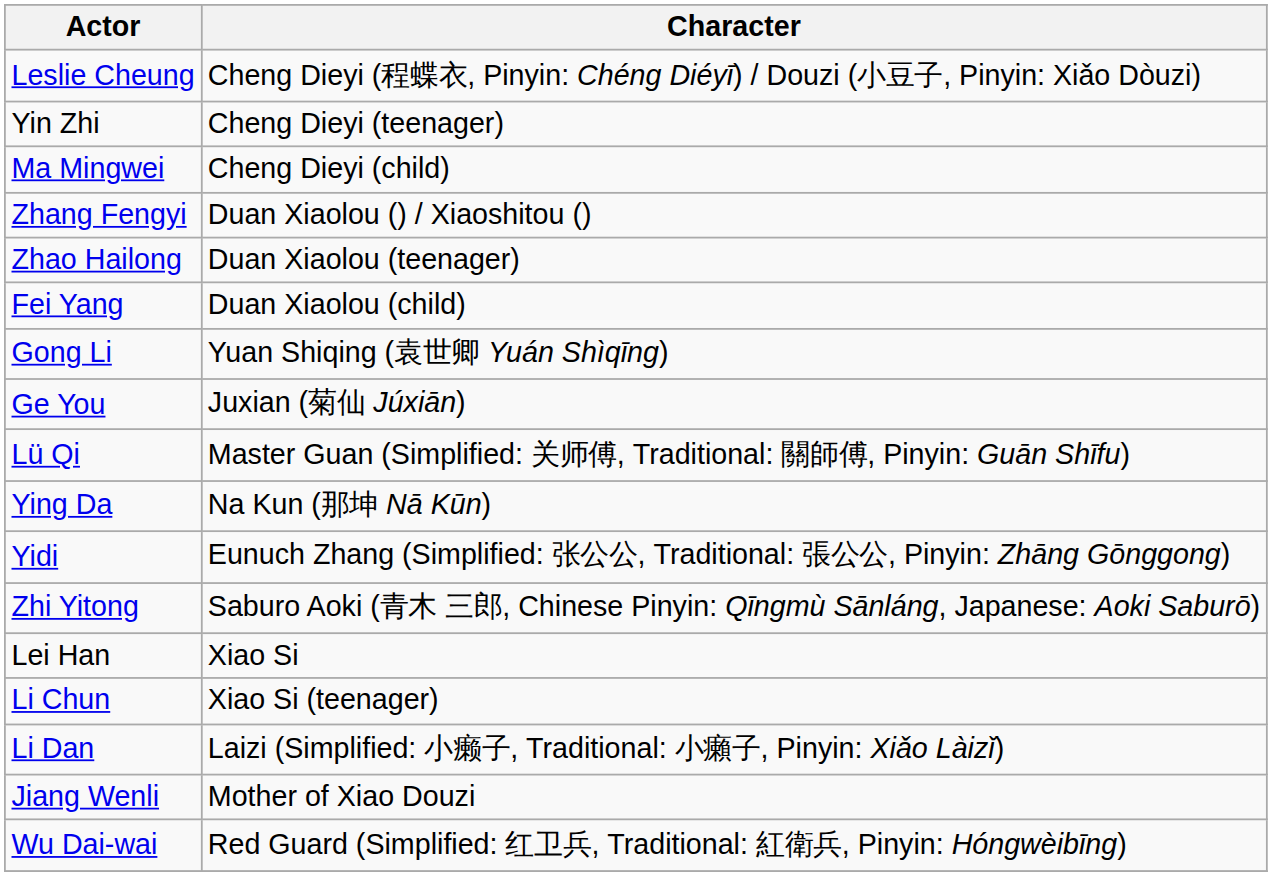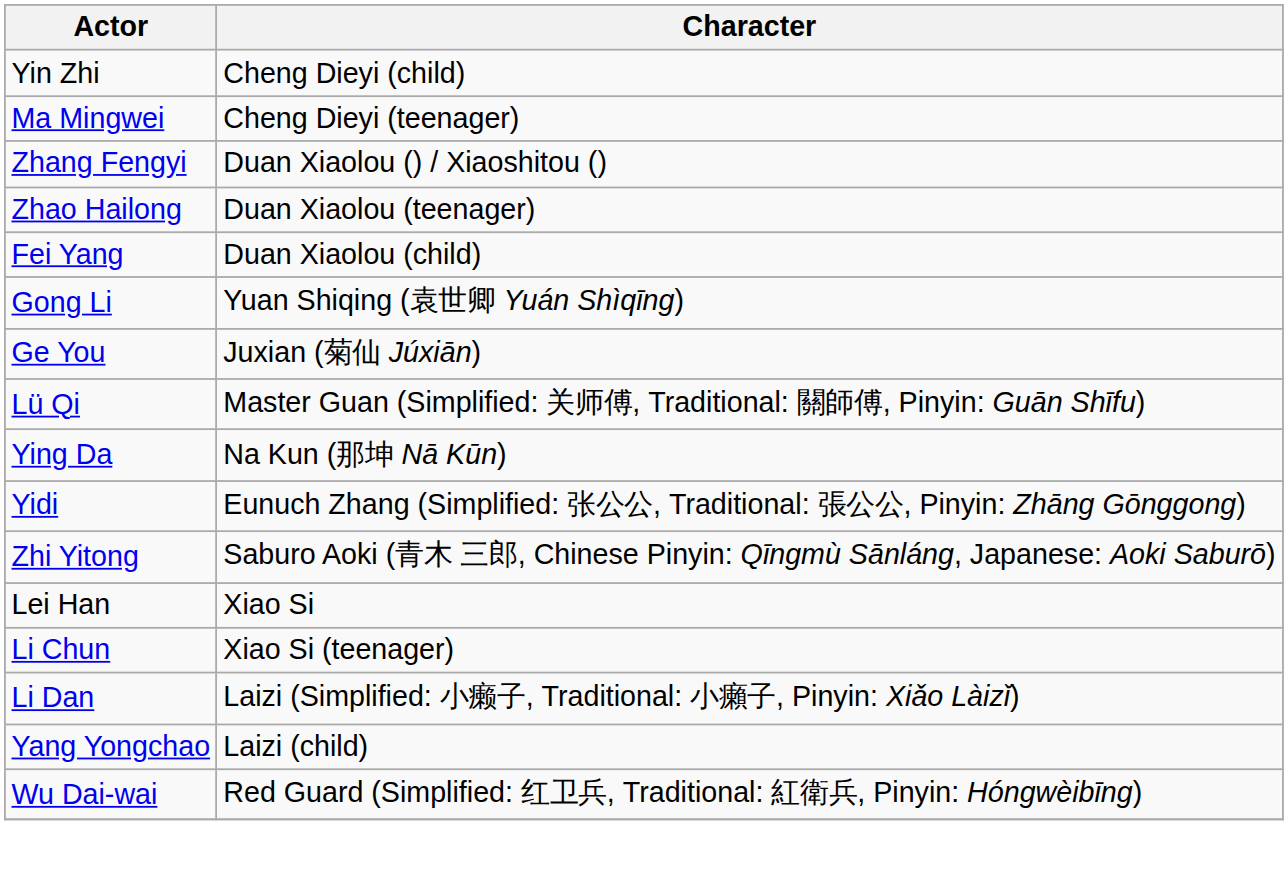- row: (103, 75)
(356, 123) Cheng Dieyi (teenager) -> (344, 72) Cheng Dieyi (child)
(329, 168) Cheng Dieyi (child) -> (371, 118) Cheng Dieyi (teenager)
+ row: (111, 746)
- row: (85, 796)
